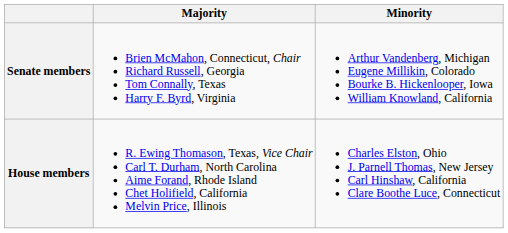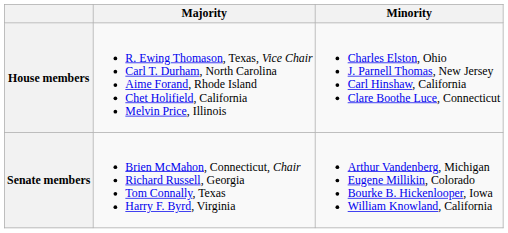rows swapped: (49, 71) <-> (49, 173)
